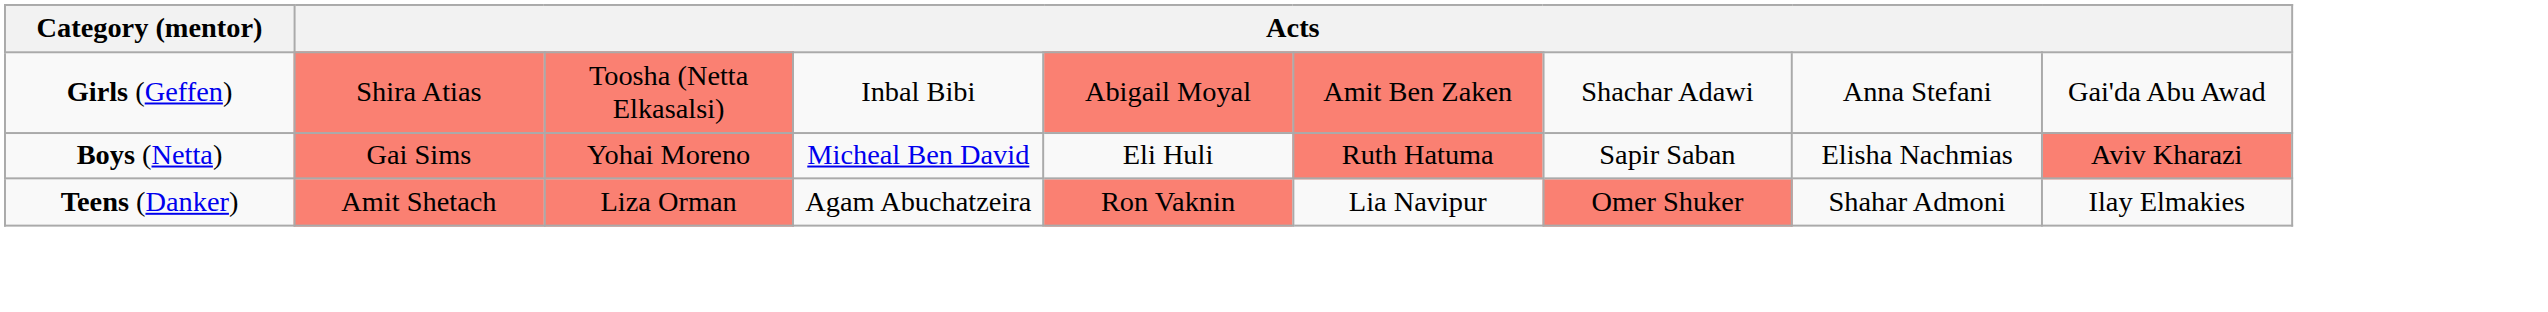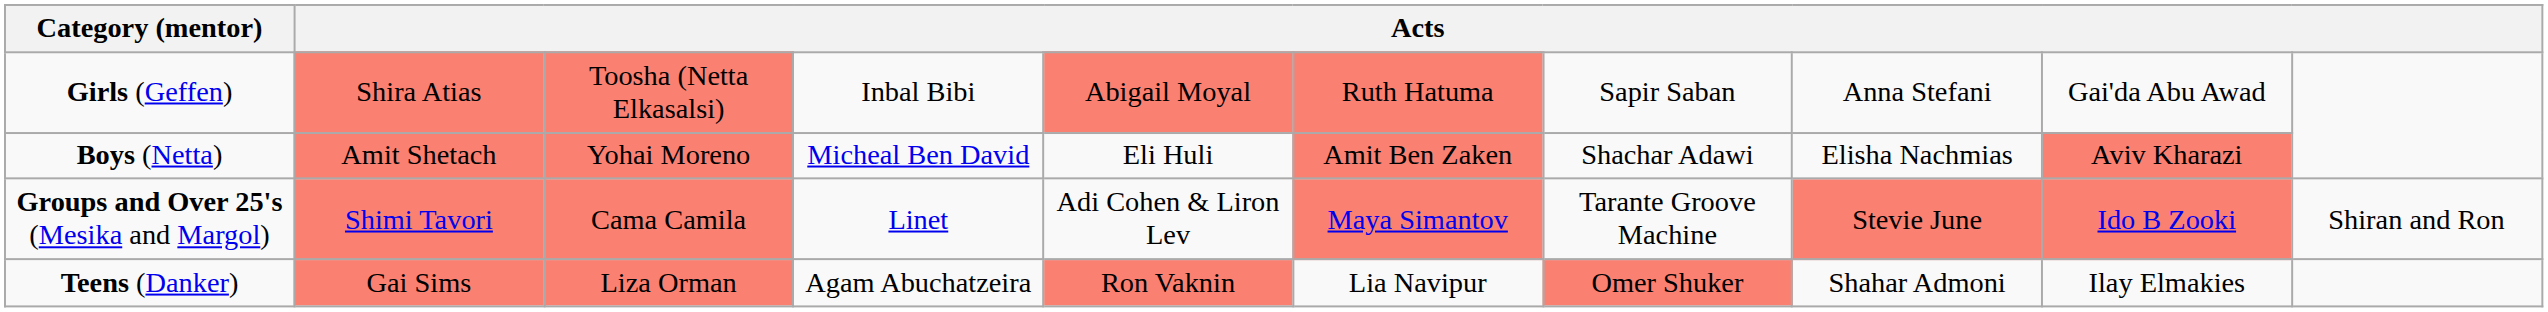(1418, 91) Amit Ben Zaken -> (1418, 91) Ruth Hatuma
(1667, 91) Shachar Adawi -> (1667, 91) Sapir Saban
(419, 155) Gai Sims -> (419, 155) Amit Shetach
(1418, 155) Ruth Hatuma -> (1418, 155) Amit Ben Zaken
(1667, 155) Sapir Saban -> (1667, 155) Shachar Adawi
+ row: (150, 218)
(419, 202) Amit Shetach -> (419, 282) Gai Sims
